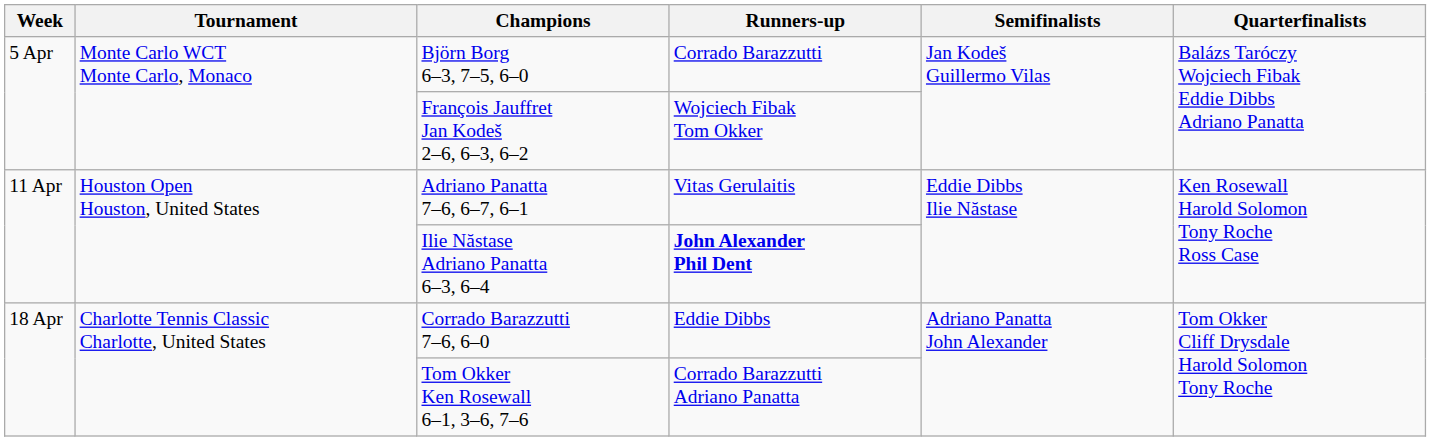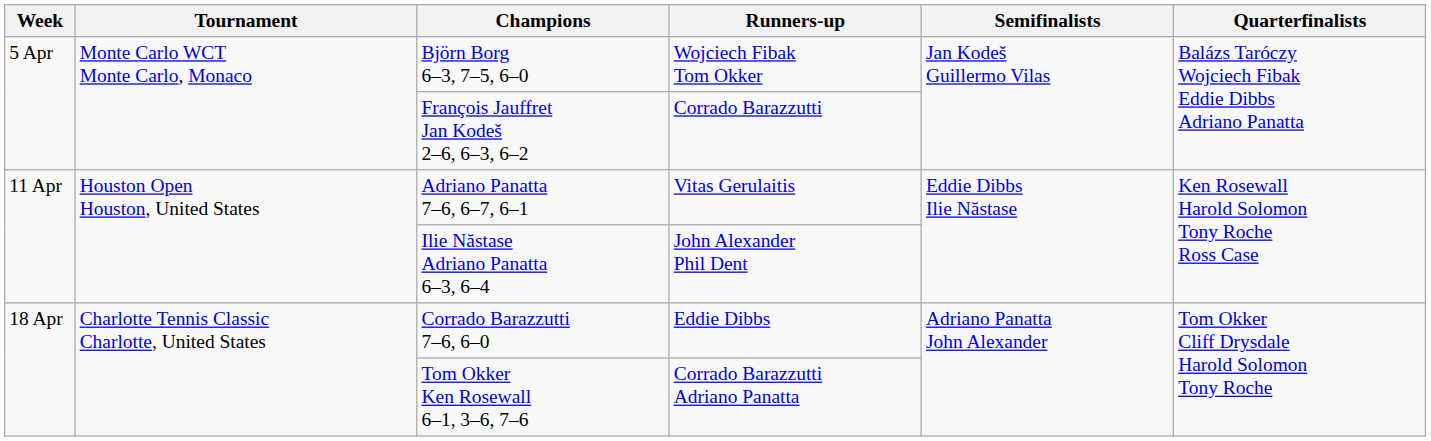(748, 52) Corrado Barazzutti -> (735, 64) Wojciech Fibak Tom Okker
(735, 119) Wojciech Fibak Tom Okker -> (748, 107) Corrado Barazzutti
(739, 252) bold -> (734, 252) normal
